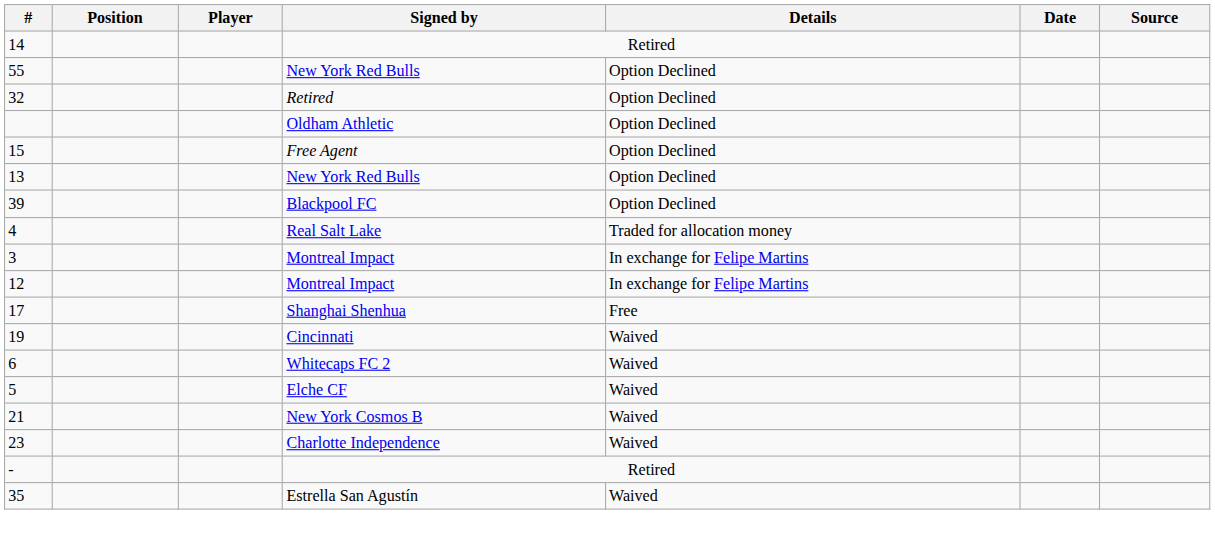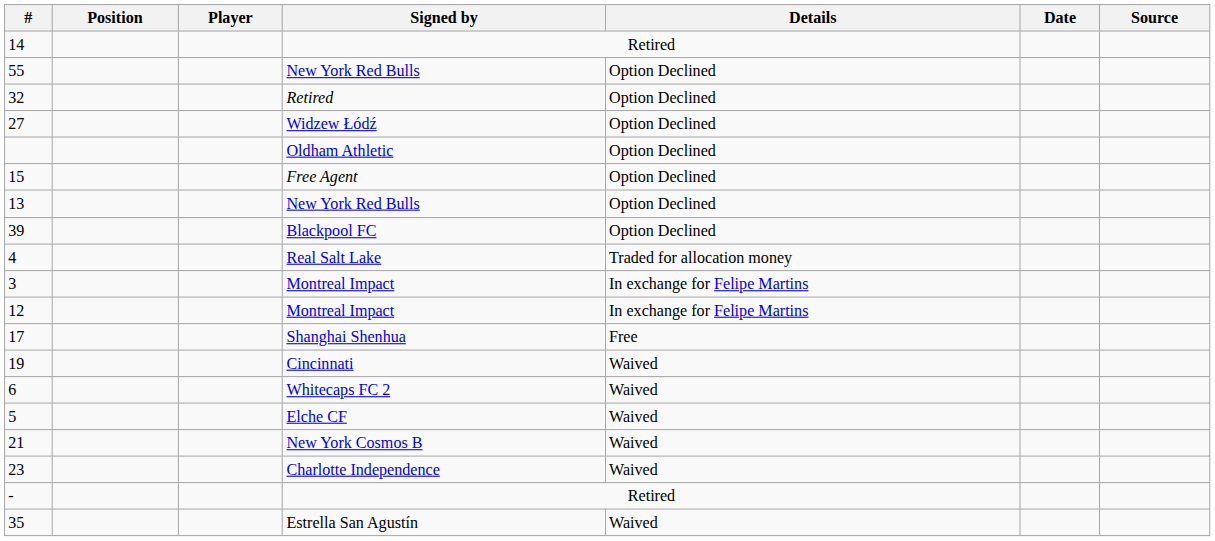+ row: (16, 124)
